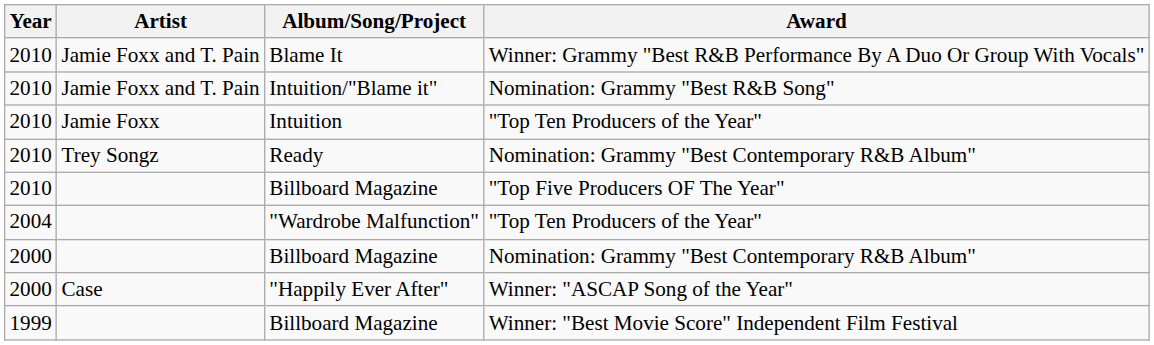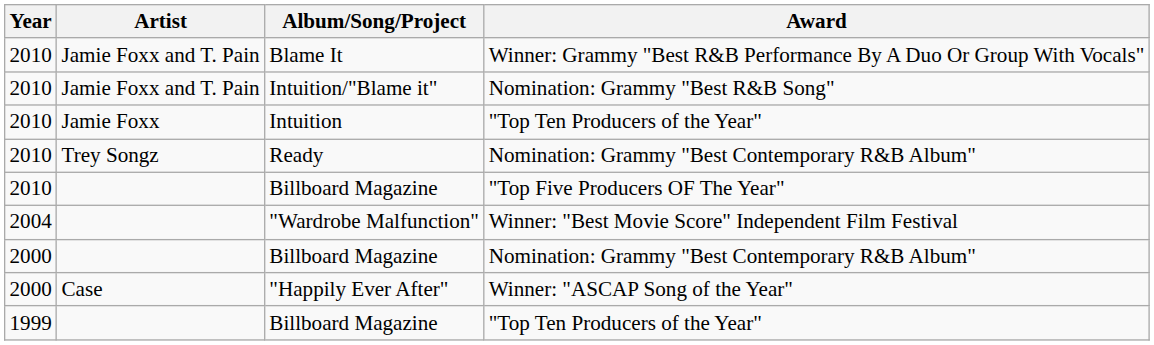(625, 222) "Top Ten Producers of the Year" -> (723, 222) Winner: "Best Movie Score" Independent Film Festival
(723, 322) Winner: "Best Movie Score" Independent Film Festival -> (625, 322) "Top Ten Producers of the Year"
